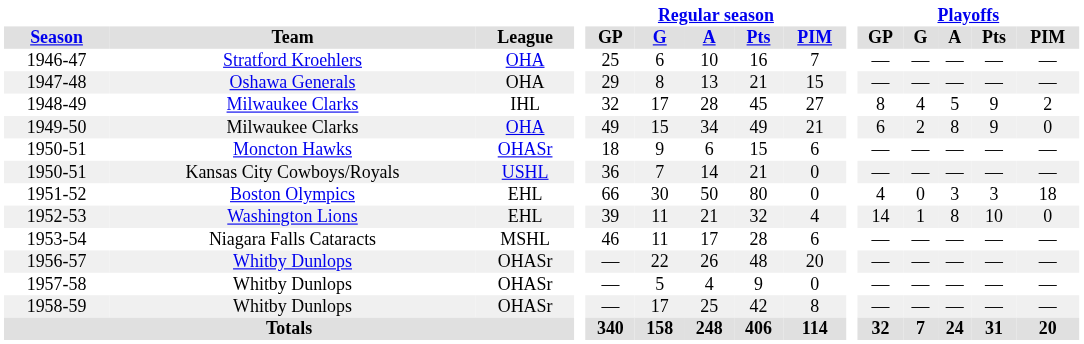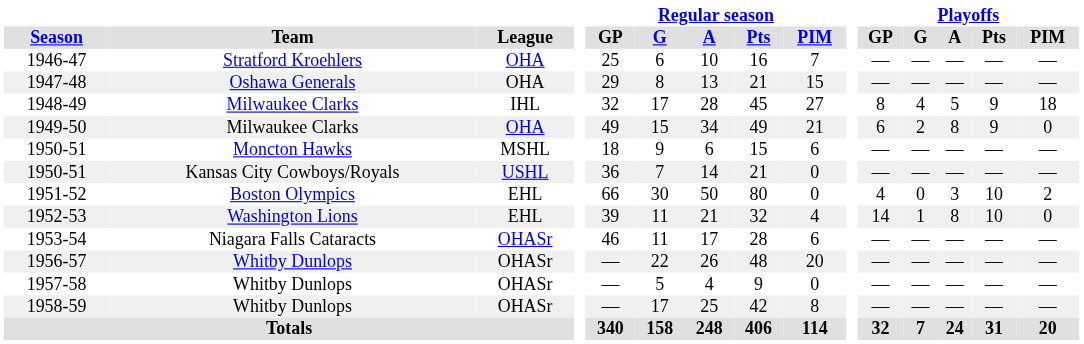(1048, 104) 2 -> (1048, 104) 18
(525, 149) OHASr -> (525, 149) MSHL
(994, 194) 3 -> (994, 194) 10
(1048, 194) 18 -> (1048, 194) 2
(525, 239) MSHL -> (525, 239) OHASr
